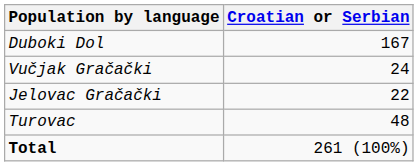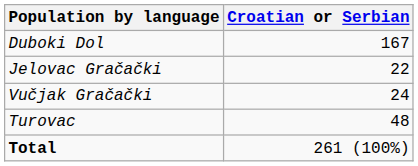rows swapped: (85, 96) <-> (80, 70)
